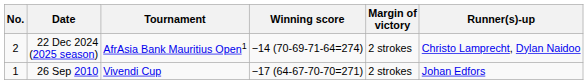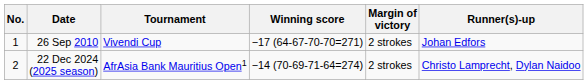rows swapped: (68, 71) <-> (64, 48)
